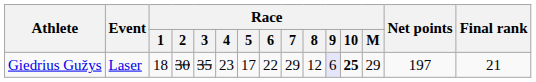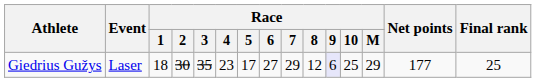(270, 65) 22 -> (270, 65) 27
(351, 65) bold -> (351, 65) normal
(420, 65) 197 -> (420, 65) 177
(494, 65) 21 -> (494, 65) 25
